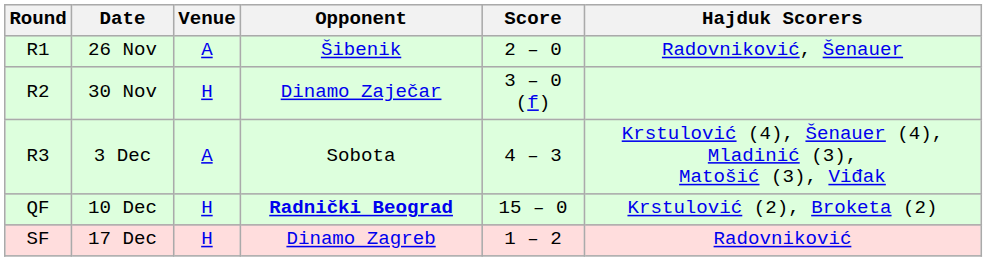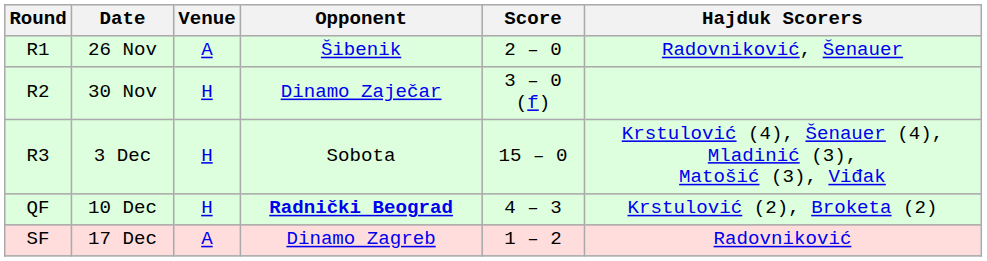(207, 157) A -> (207, 157) H
(533, 157) 4 – 3 -> (533, 157) 15 – 0
(533, 209) 15 – 0 -> (533, 209) 4 – 3
(207, 240) H -> (207, 240) A
